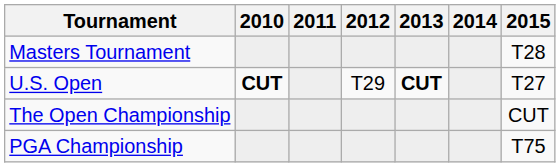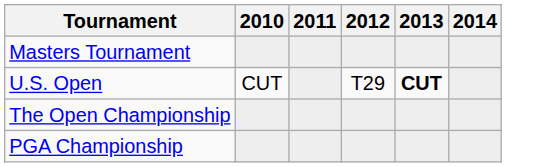- column: (528, 21)
(262, 84) bold -> (262, 84) normal
